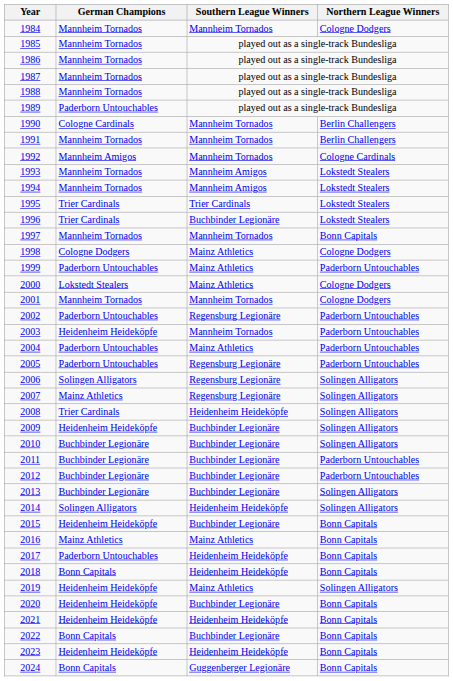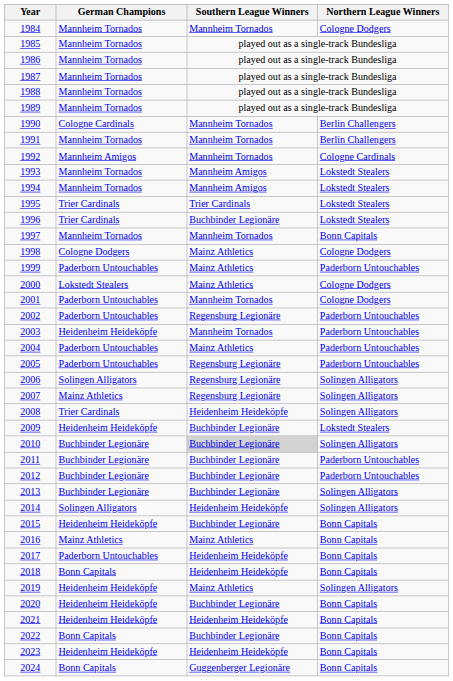(108, 108) Paderborn Untouchables -> (100, 108) Mannheim Tornados
(100, 300) Mannheim Tornados -> (108, 300) Paderborn Untouchables
(359, 428) Solingen Alligators -> (355, 428) Lokstedt Stealers
(234, 444) no background -> (234, 444) lightgrey background
